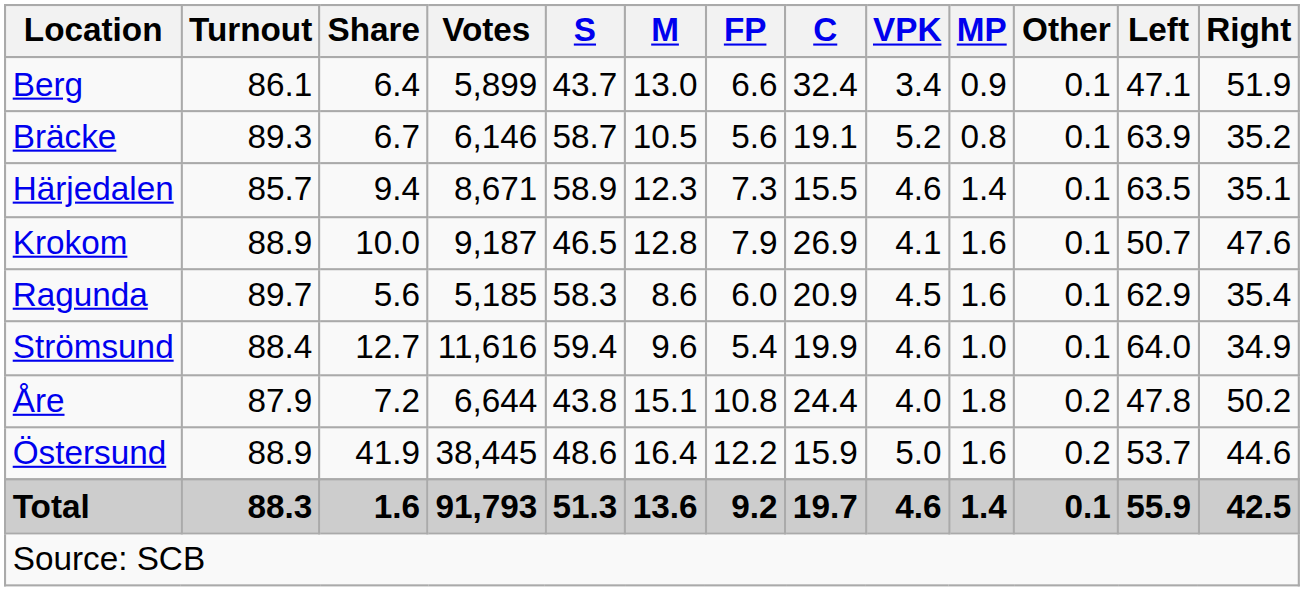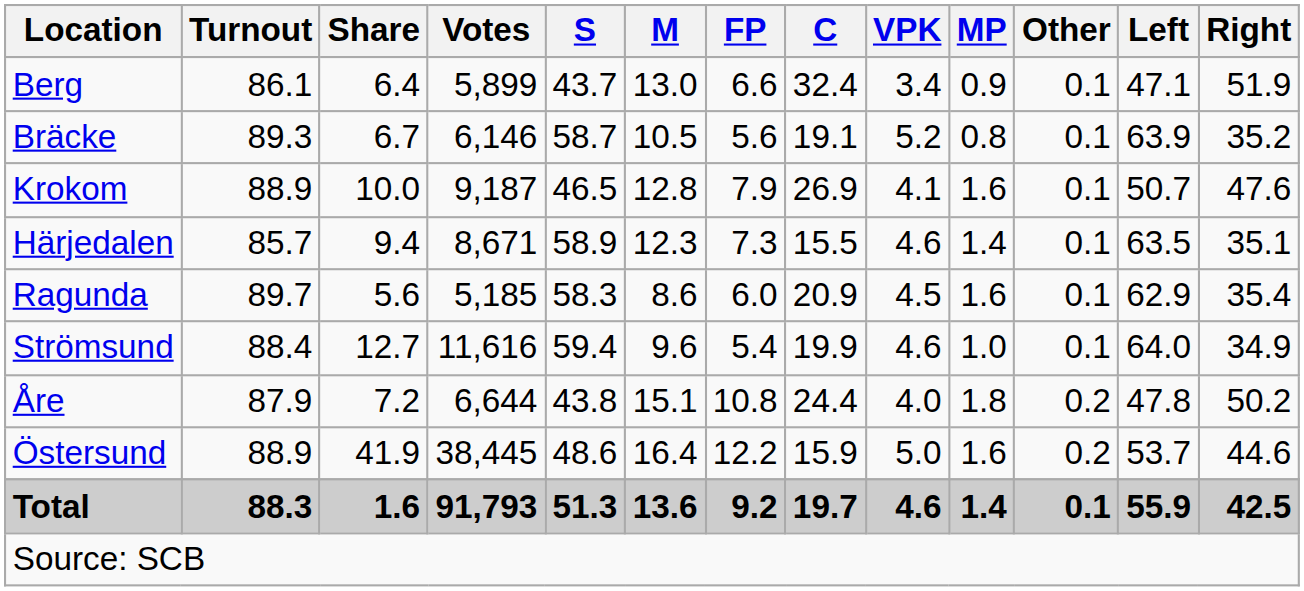rows swapped: (93, 189) <-> (70, 242)
